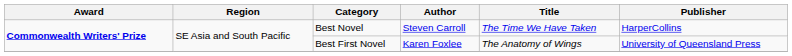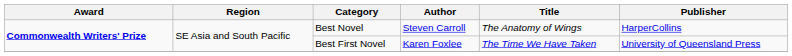(539, 28) The Time We Have Taken -> (532, 28) The Anatomy of Wings
(532, 43) The Anatomy of Wings -> (539, 43) The Time We Have Taken
